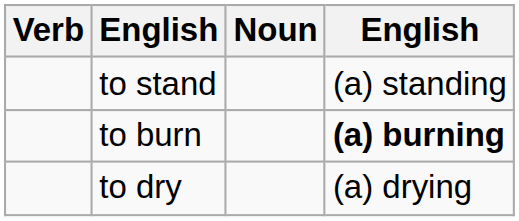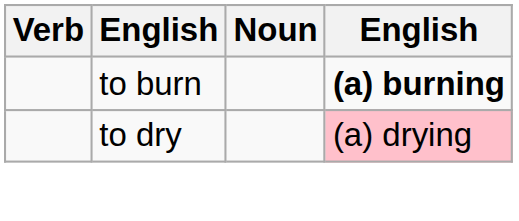- row: (158, 82)
(402, 187) no background -> (402, 135) pink background
